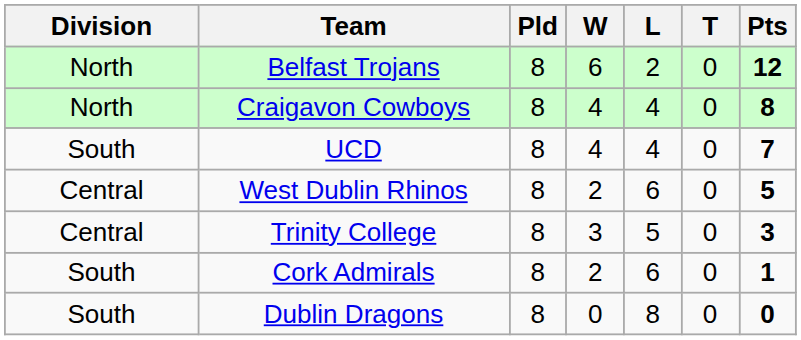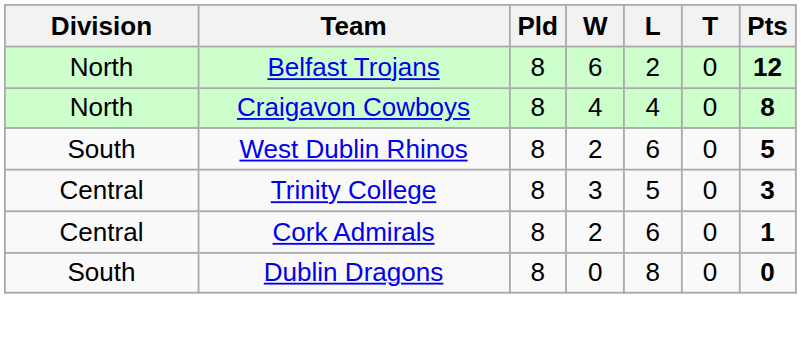- row: (354, 149)
(101, 191) Central -> (101, 149) South
(101, 273) South -> (101, 232) Central
